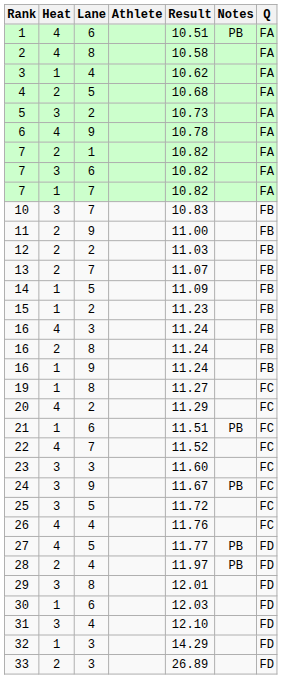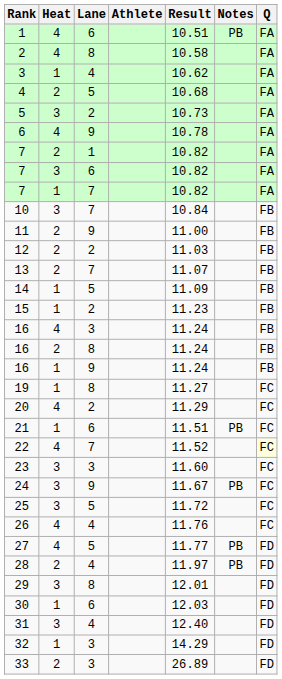(190, 211) 10.83 -> (190, 211) 10.84
(267, 448) no background -> (267, 448) lightyellow background
(190, 625) 12.10 -> (190, 625) 12.40
